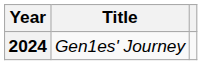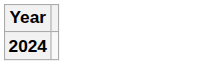- column: (120, 18)
